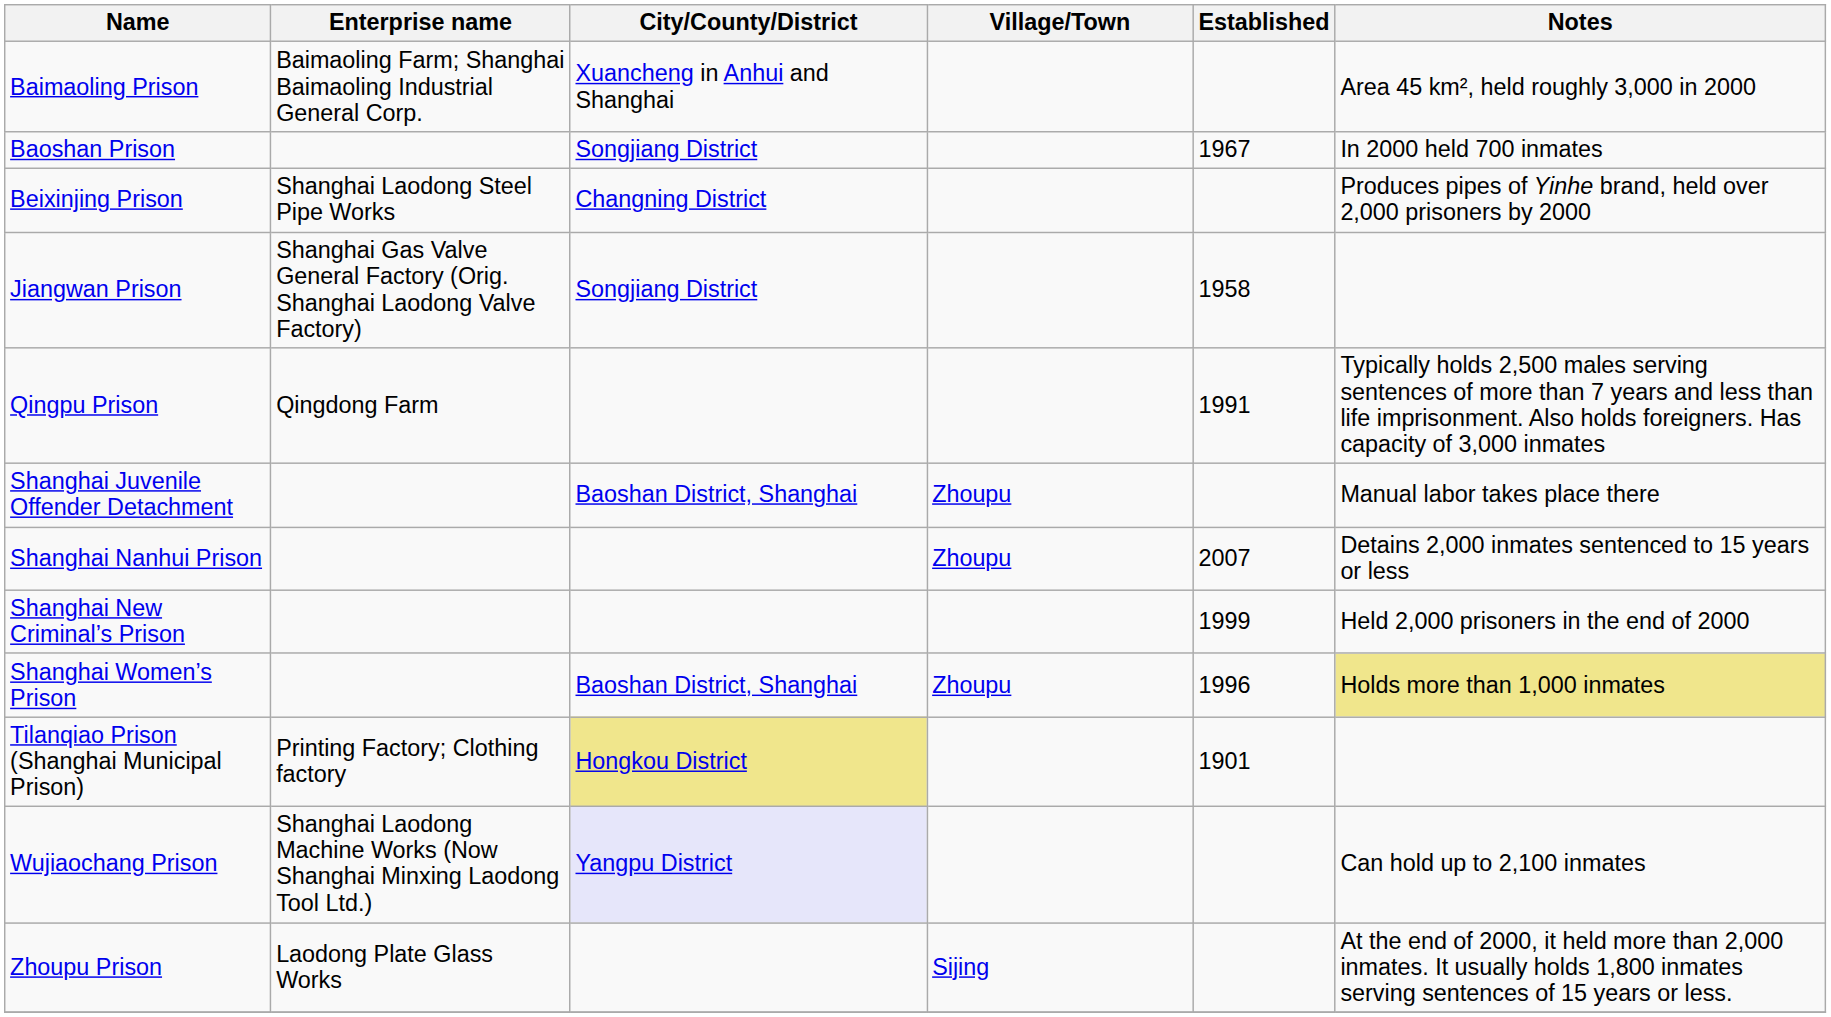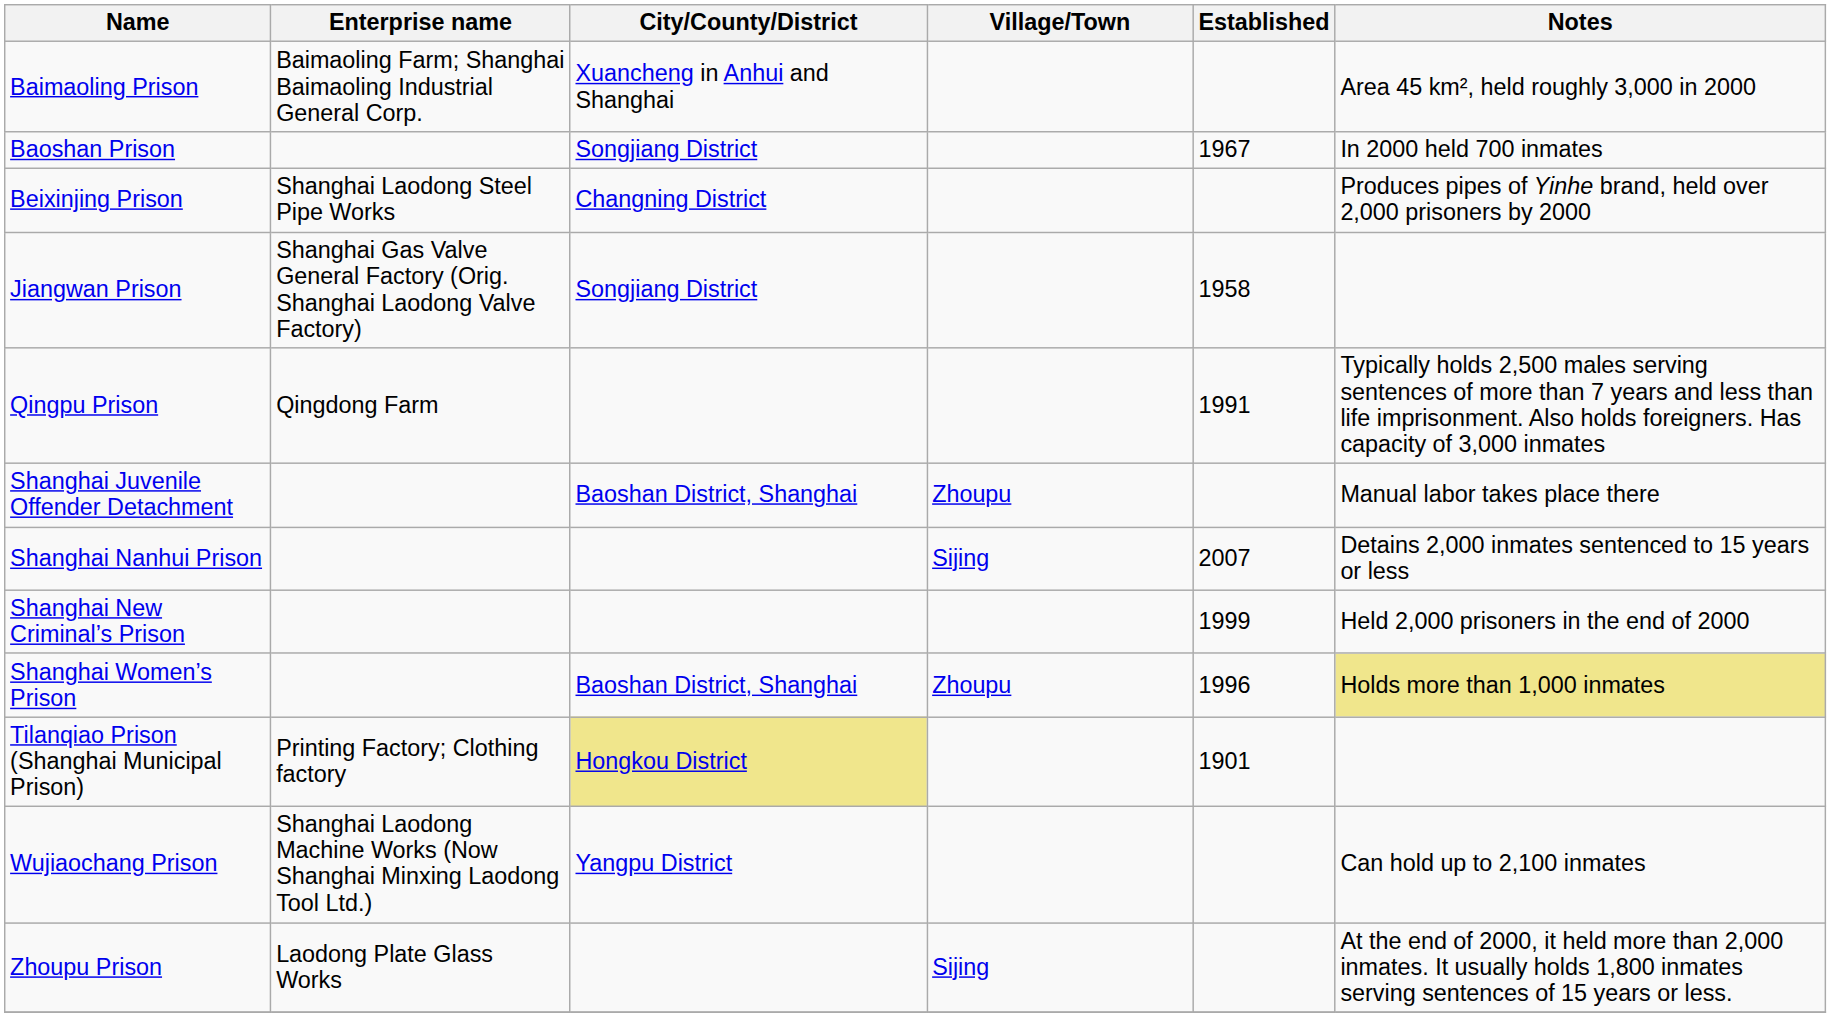(972, 558) Zhoupu -> (961, 558) Sijing
(654, 864) lavender background -> (654, 864) no background
